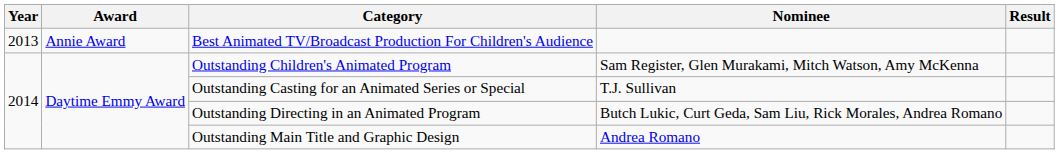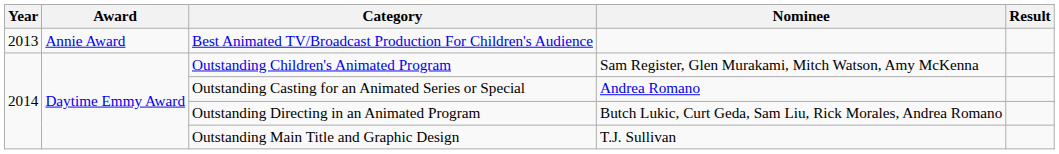(638, 88) T.J. Sullivan -> (650, 88) Andrea Romano
(650, 137) Andrea Romano -> (638, 137) T.J. Sullivan
